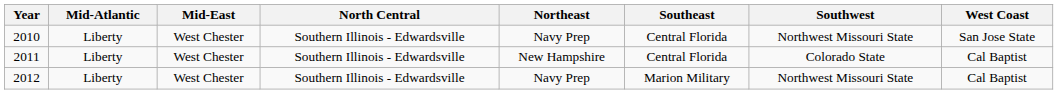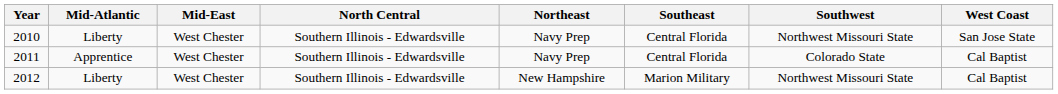(103, 57) Liberty -> (103, 57) Apprentice
(562, 57) New Hampshire -> (562, 57) Navy Prep
(562, 78) Navy Prep -> (562, 78) New Hampshire
